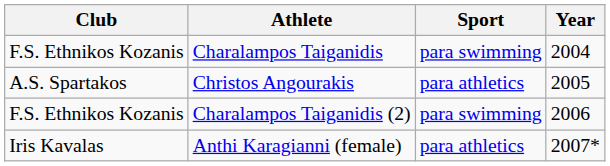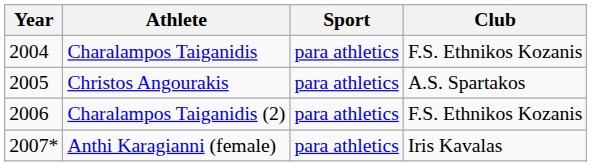columns swapped: (575, 20) <-> (96, 20)
(481, 51) para swimming -> (347, 51) para athletics
(481, 113) para swimming -> (347, 113) para athletics
